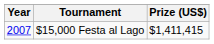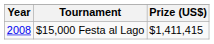(19, 30) 2007 -> (19, 30) 2008
